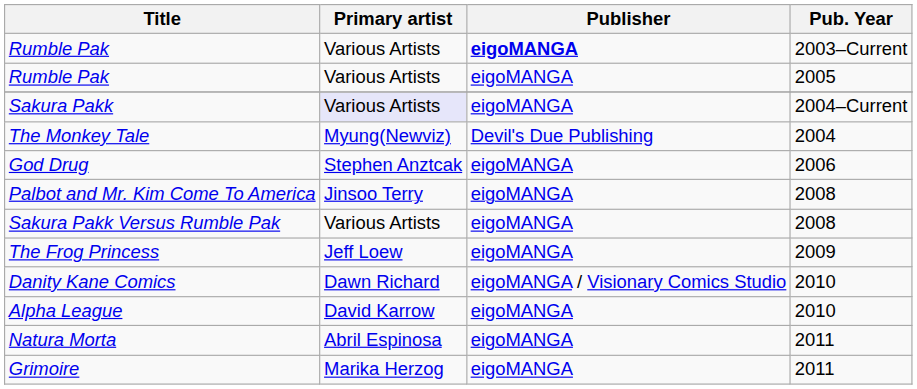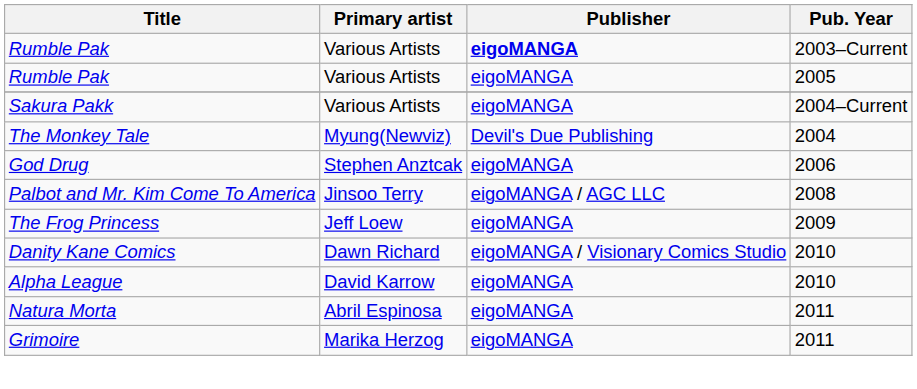(382, 106) lavender background -> (382, 106) no background
(522, 194) eigoMANGA -> (568, 194) eigoMANGA / AGC LLC
- row: (144, 223)
